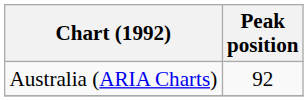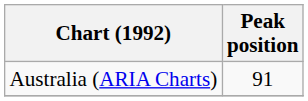(263, 78) 92 -> (263, 78) 91
